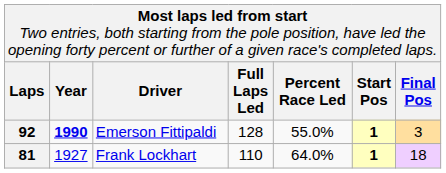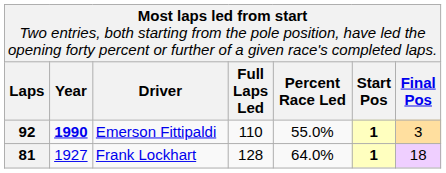(251, 131) 128 -> (251, 131) 110
(251, 155) 110 -> (251, 155) 128
